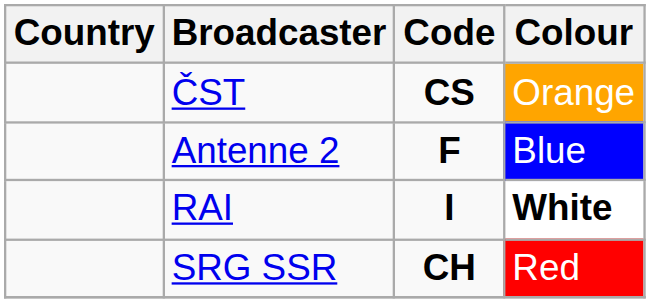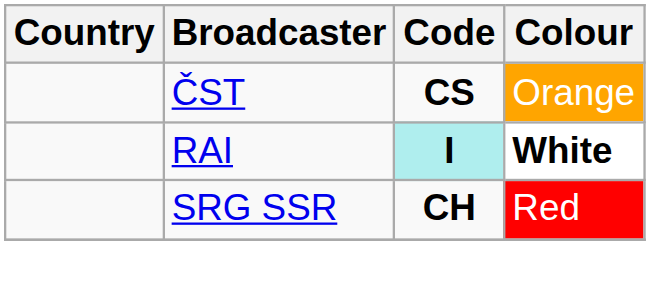- row: (256, 150)
(449, 208) no background -> (449, 150) paleturquoise background
